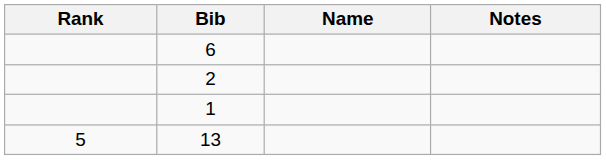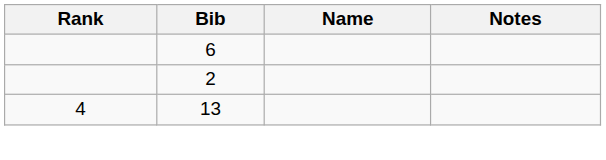- row: (210, 109)
(80, 139) 5 -> (80, 109) 4
